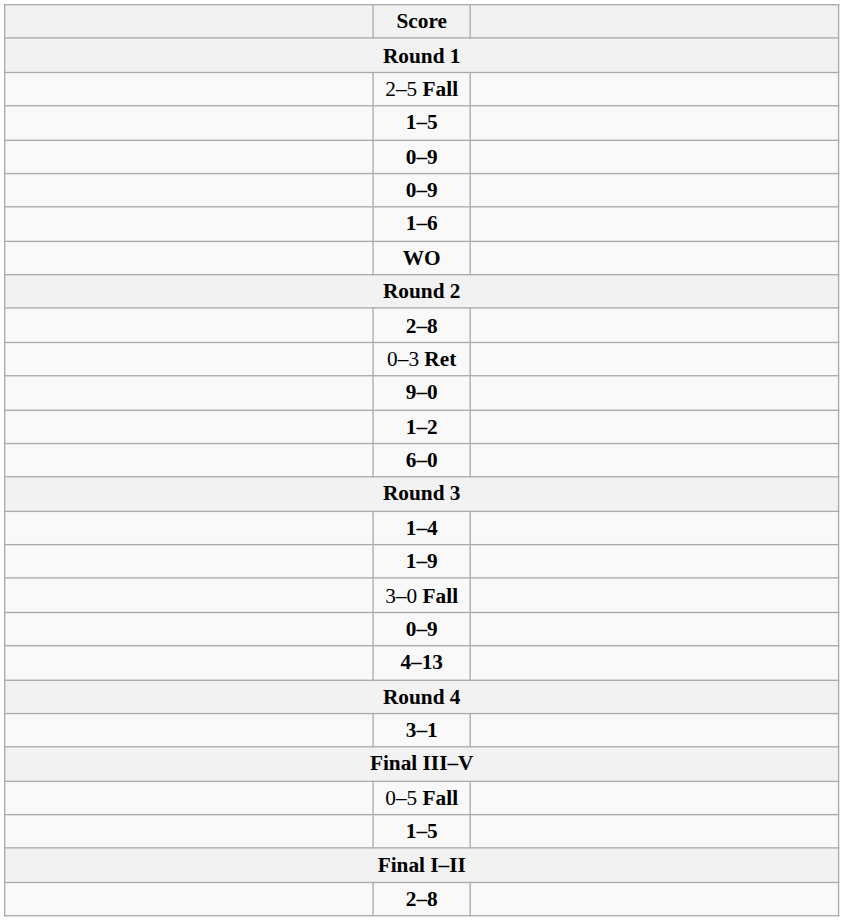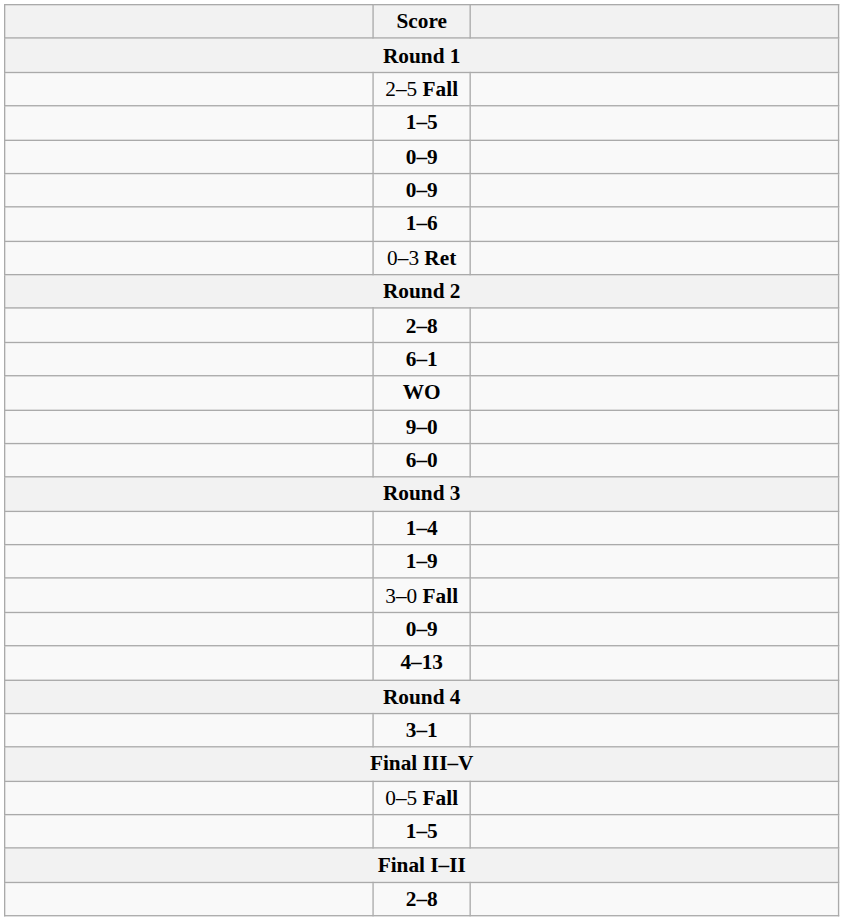rows swapped: (189, 359) <-> (189, 258)
+ row: (189, 359)
- row: (189, 427)
